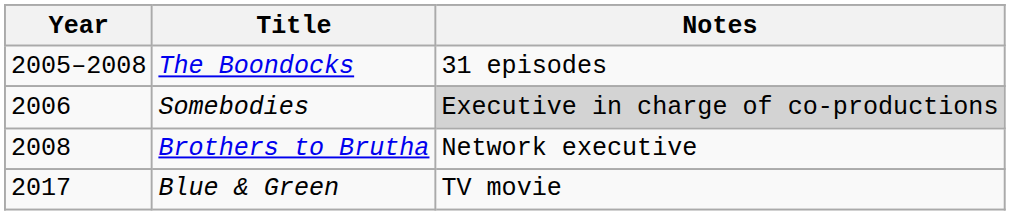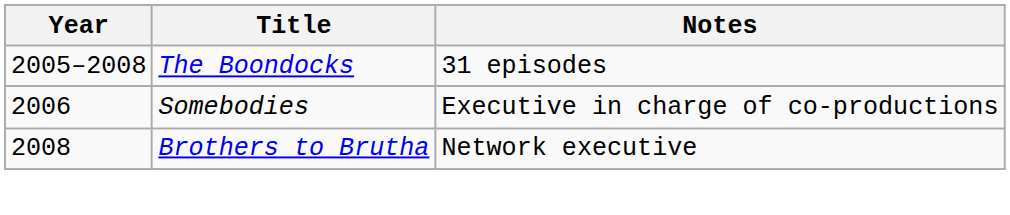(720, 107) lightgrey background -> (720, 107) no background
- row: (249, 189)
